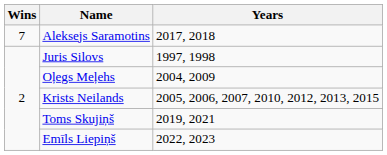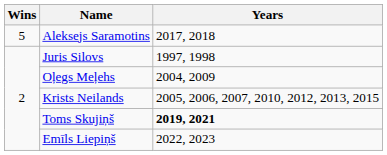(22, 35) 7 -> (22, 35) 5
(185, 118) normal -> (185, 118) bold
